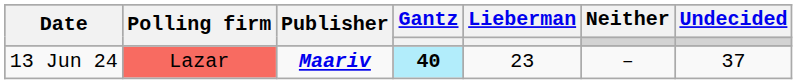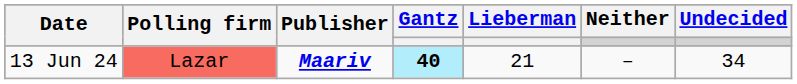(522, 61) 23 -> (522, 61) 21
(733, 61) 37 -> (733, 61) 34
